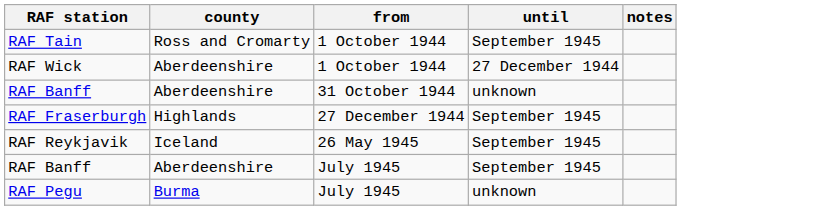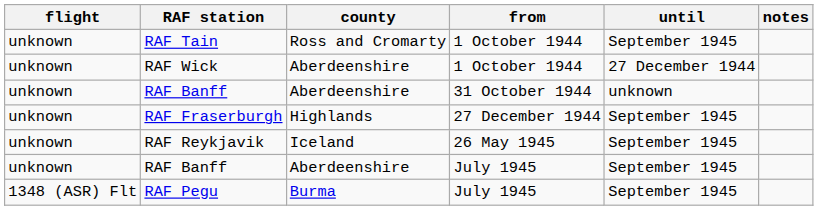+ column: (73, 17)
(504, 192) unknown -> (673, 192) September 1945
